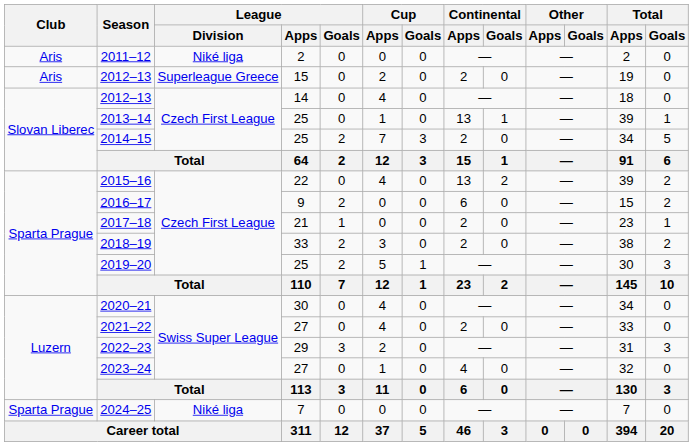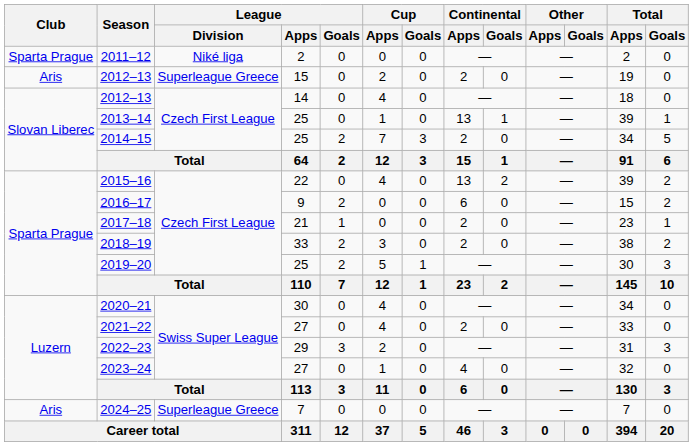(51, 56) Aris -> (51, 56) Sparta Prague
(51, 410) Sparta Prague -> (51, 410) Aris
(218, 410) Niké liga -> (218, 410) Superleague Greece
